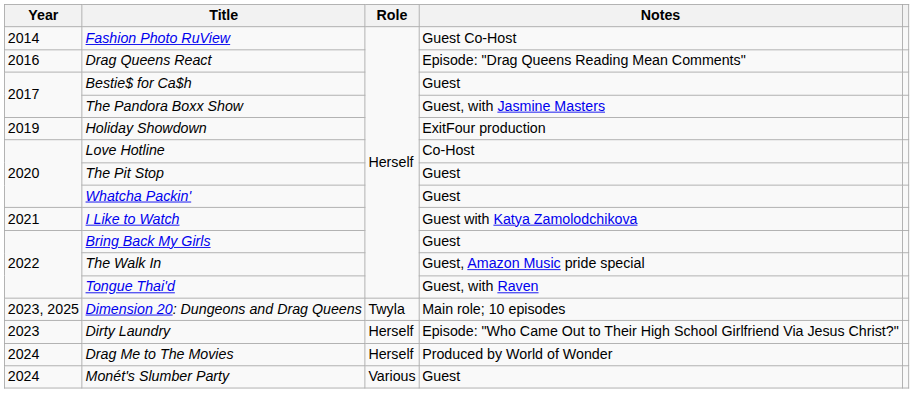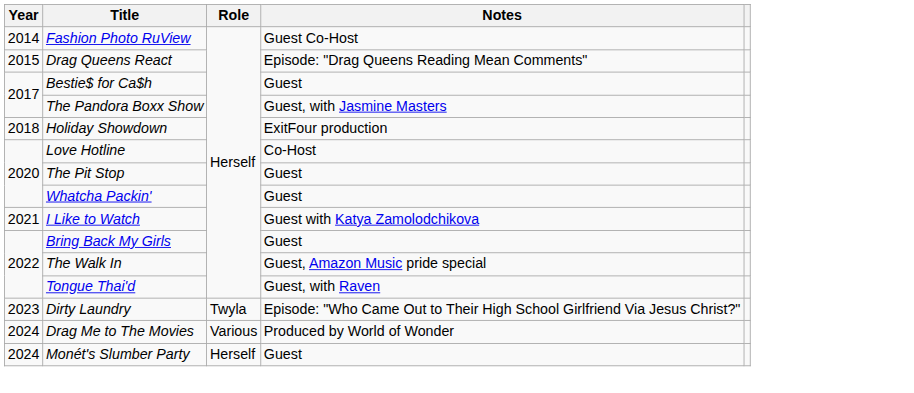(24, 60) 2016 -> (24, 60) 2015
(24, 128) 2019 -> (24, 128) 2018
- row: (224, 309)
(391, 331) Herself -> (228, 309) Twyla
(391, 354) Herself -> (234, 331) Various
(392, 377) Various -> (233, 354) Herself
